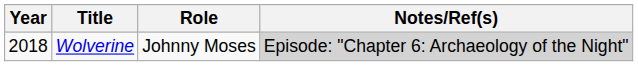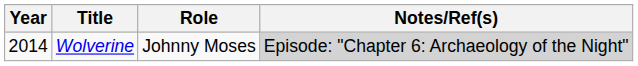(28, 46) 2018 -> (28, 46) 2014
